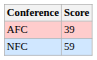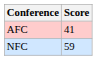(69, 30) 39 -> (69, 30) 41
